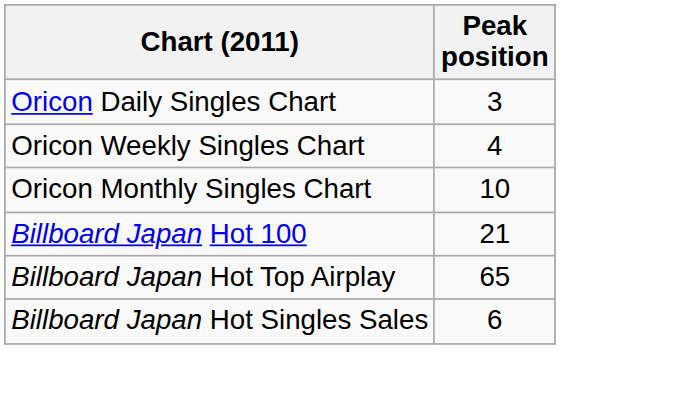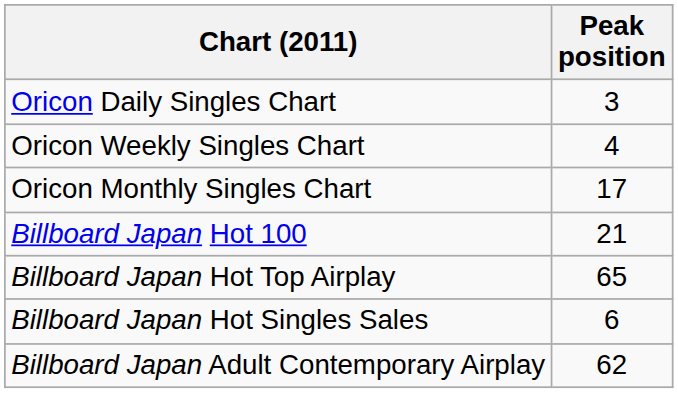(495, 189) 10 -> (612, 189) 17
+ row: (278, 364)
